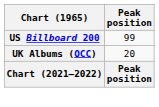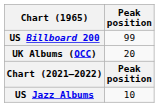+ row: (54, 95)
